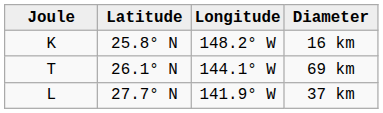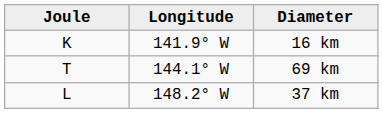- column: (144, 18)
(238, 43) 148.2° W -> (191, 43) 141.9° W
(238, 95) 141.9° W -> (191, 95) 148.2° W
